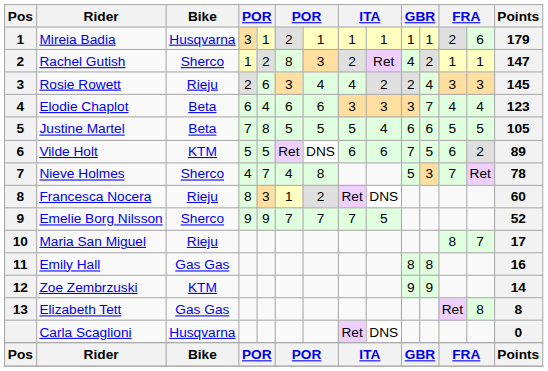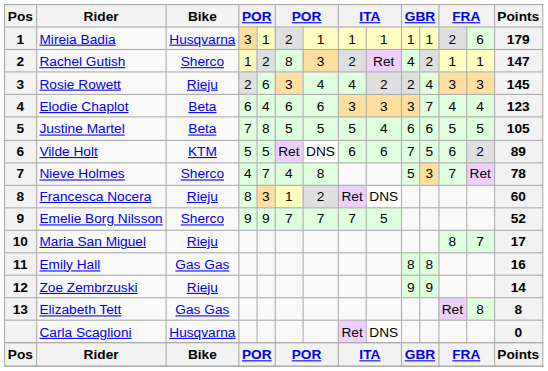(202, 286) KTM -> (202, 286) Rieju
